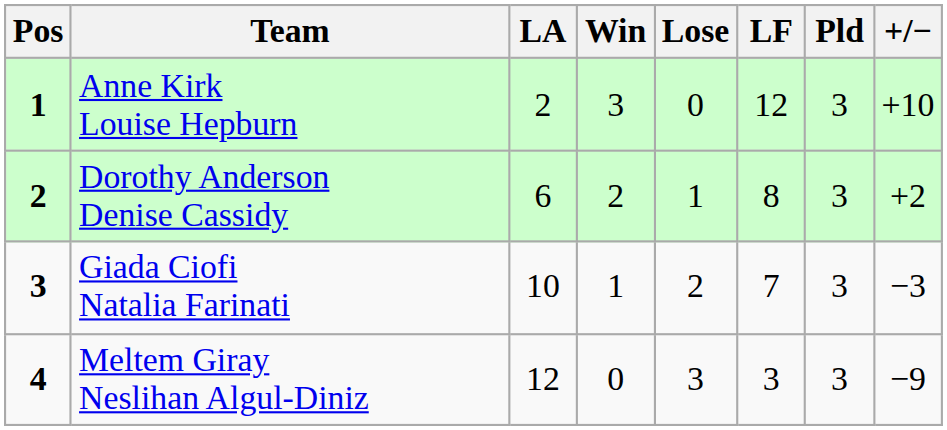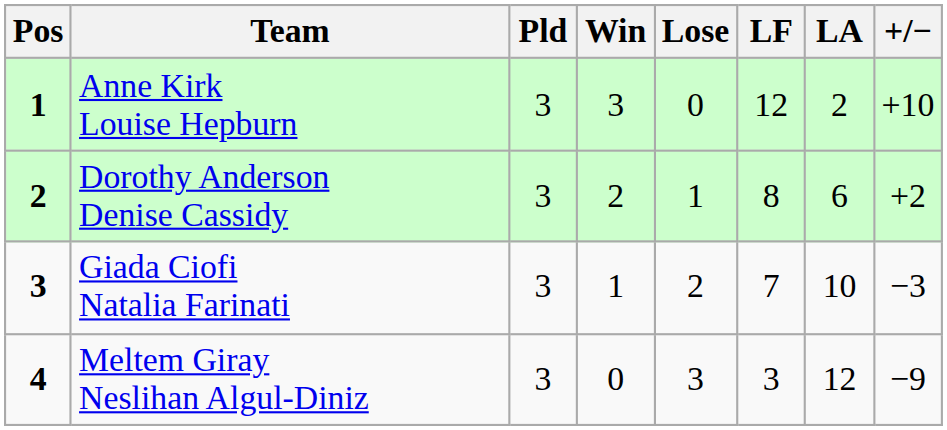columns swapped: (840, 31) <-> (543, 31)
